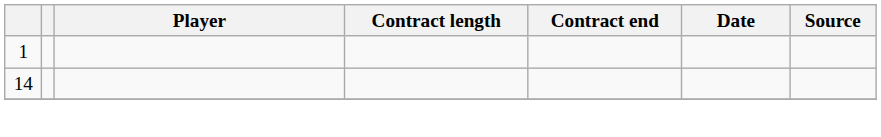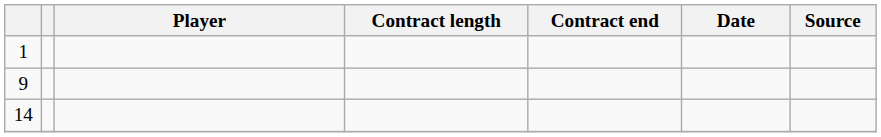+ row: (23, 83)
